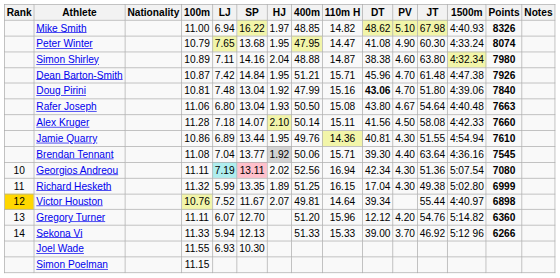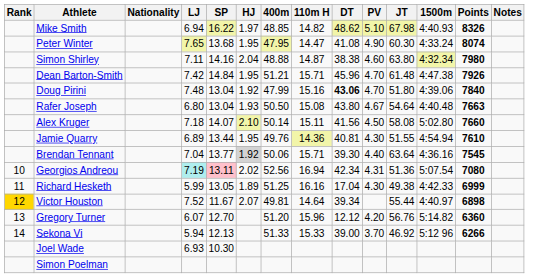- column: (197, 12)
(467, 122) 4:42.33 -> (436, 122) 5:02.80
(405, 170) 4.30 -> (374, 170) 4.31
(252, 186) 13.35 -> (221, 186) 13.05
(343, 186) 16.15 -> (312, 186) 16.16
(467, 186) 5:02.80 -> (436, 186) 4:42.33
(432, 217) 54.76 -> (402, 217) 56.76
